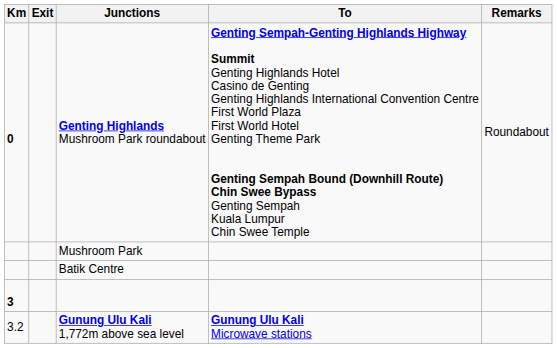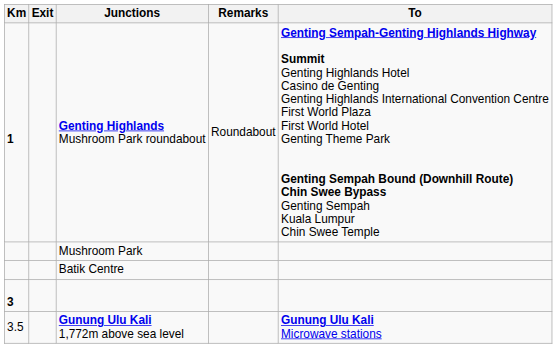columns swapped: (345, 13) <-> (517, 13)
(10, 139) 0 -> (10, 139) 1
(15, 327) 3.2 -> (15, 327) 3.5
